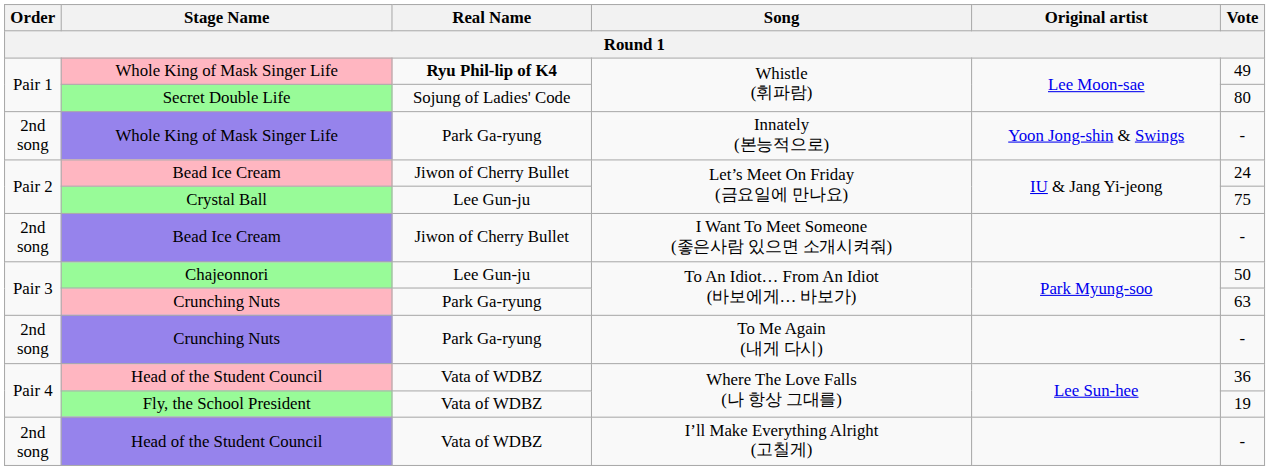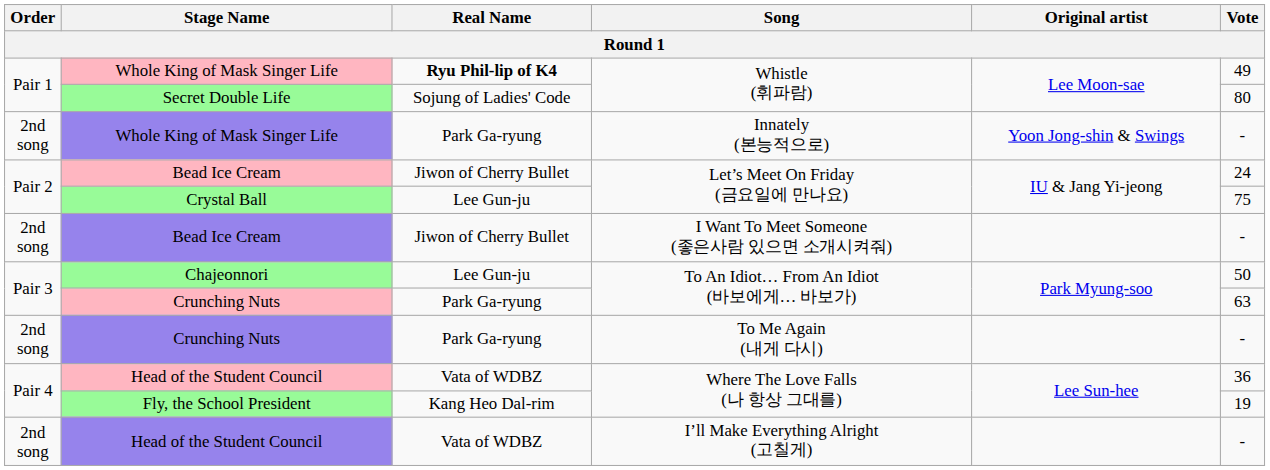(492, 403) Vata of WDBZ -> (492, 403) Kang Heo Dal-rim
